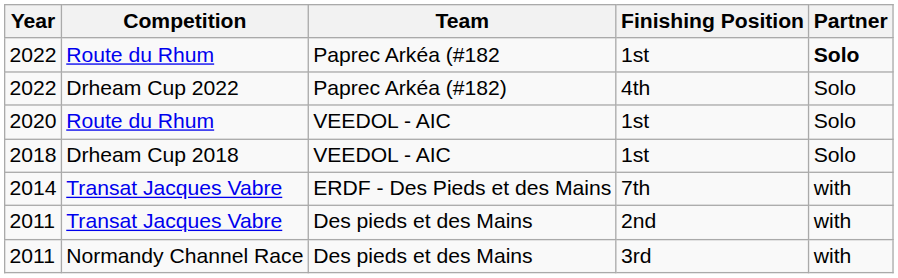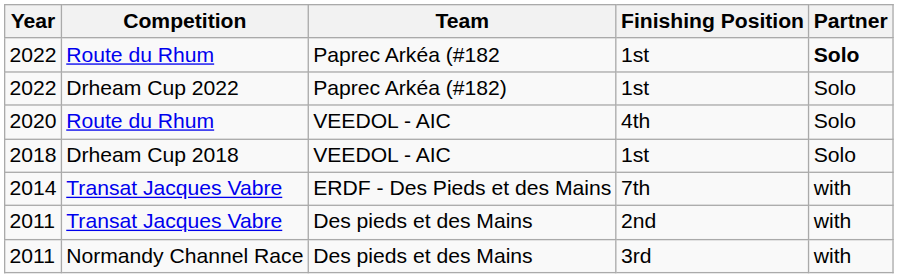(636, 88) 4th -> (635, 88) 1st
(635, 121) 1st -> (636, 121) 4th
